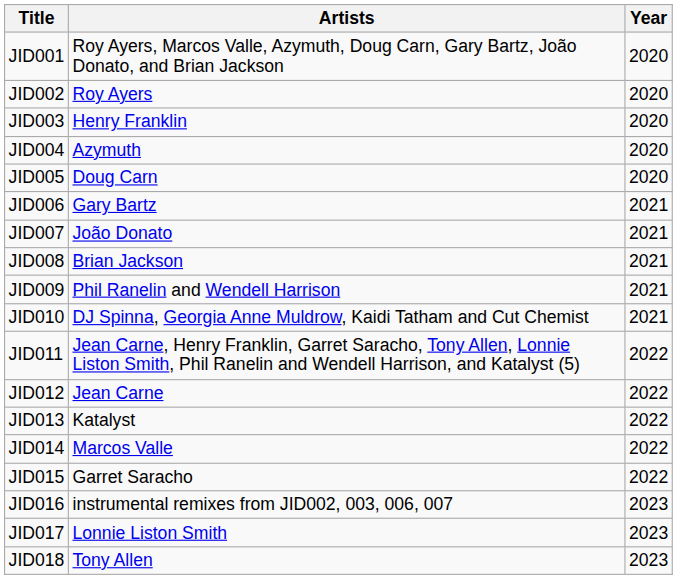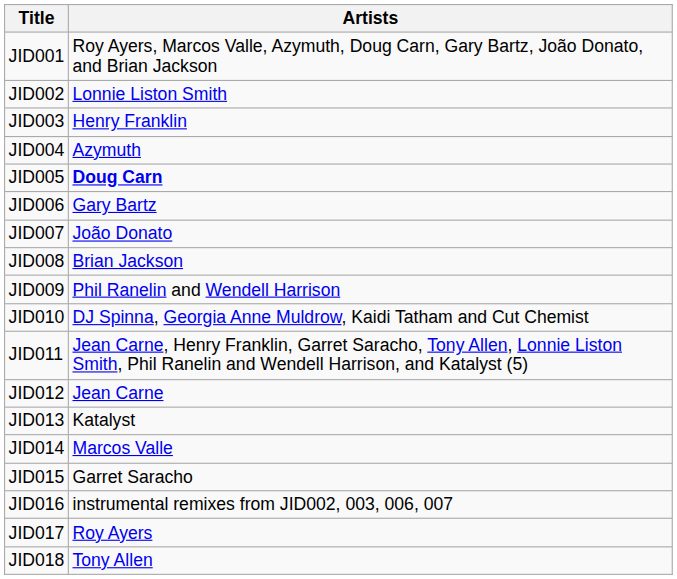- column: (649, 18)
(112, 94) Roy Ayers -> (150, 94) Lonnie Liston Smith
(115, 177) normal -> (117, 177) bold
(150, 532) Lonnie Liston Smith -> (112, 532) Roy Ayers
